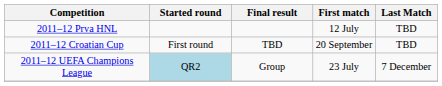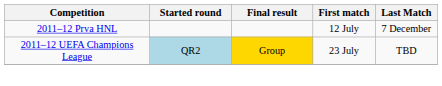(406, 28) TBD -> (406, 28) 7 December
- row: (77, 45)
(272, 67) no background -> (272, 50) gold background
(406, 67) 7 December -> (406, 50) TBD
